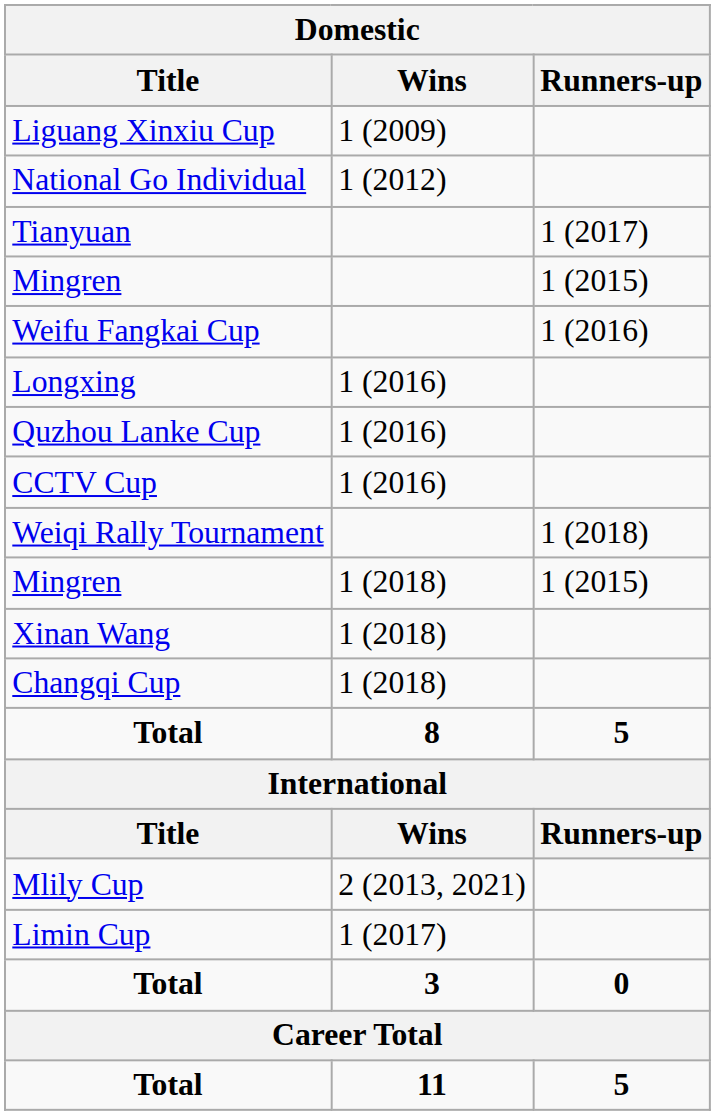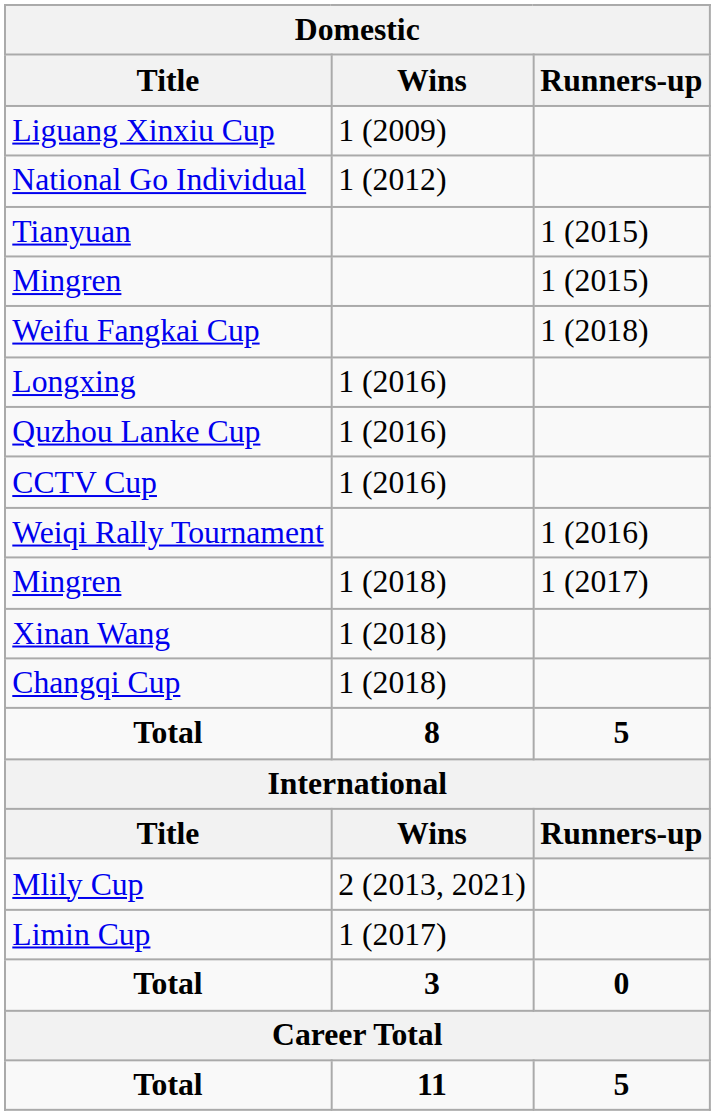(594, 230) 1 (2017) -> (594, 230) 1 (2015)
(594, 331) 1 (2016) -> (594, 331) 1 (2018)
(594, 532) 1 (2018) -> (594, 532) 1 (2016)
(594, 582) 1 (2015) -> (594, 582) 1 (2017)
